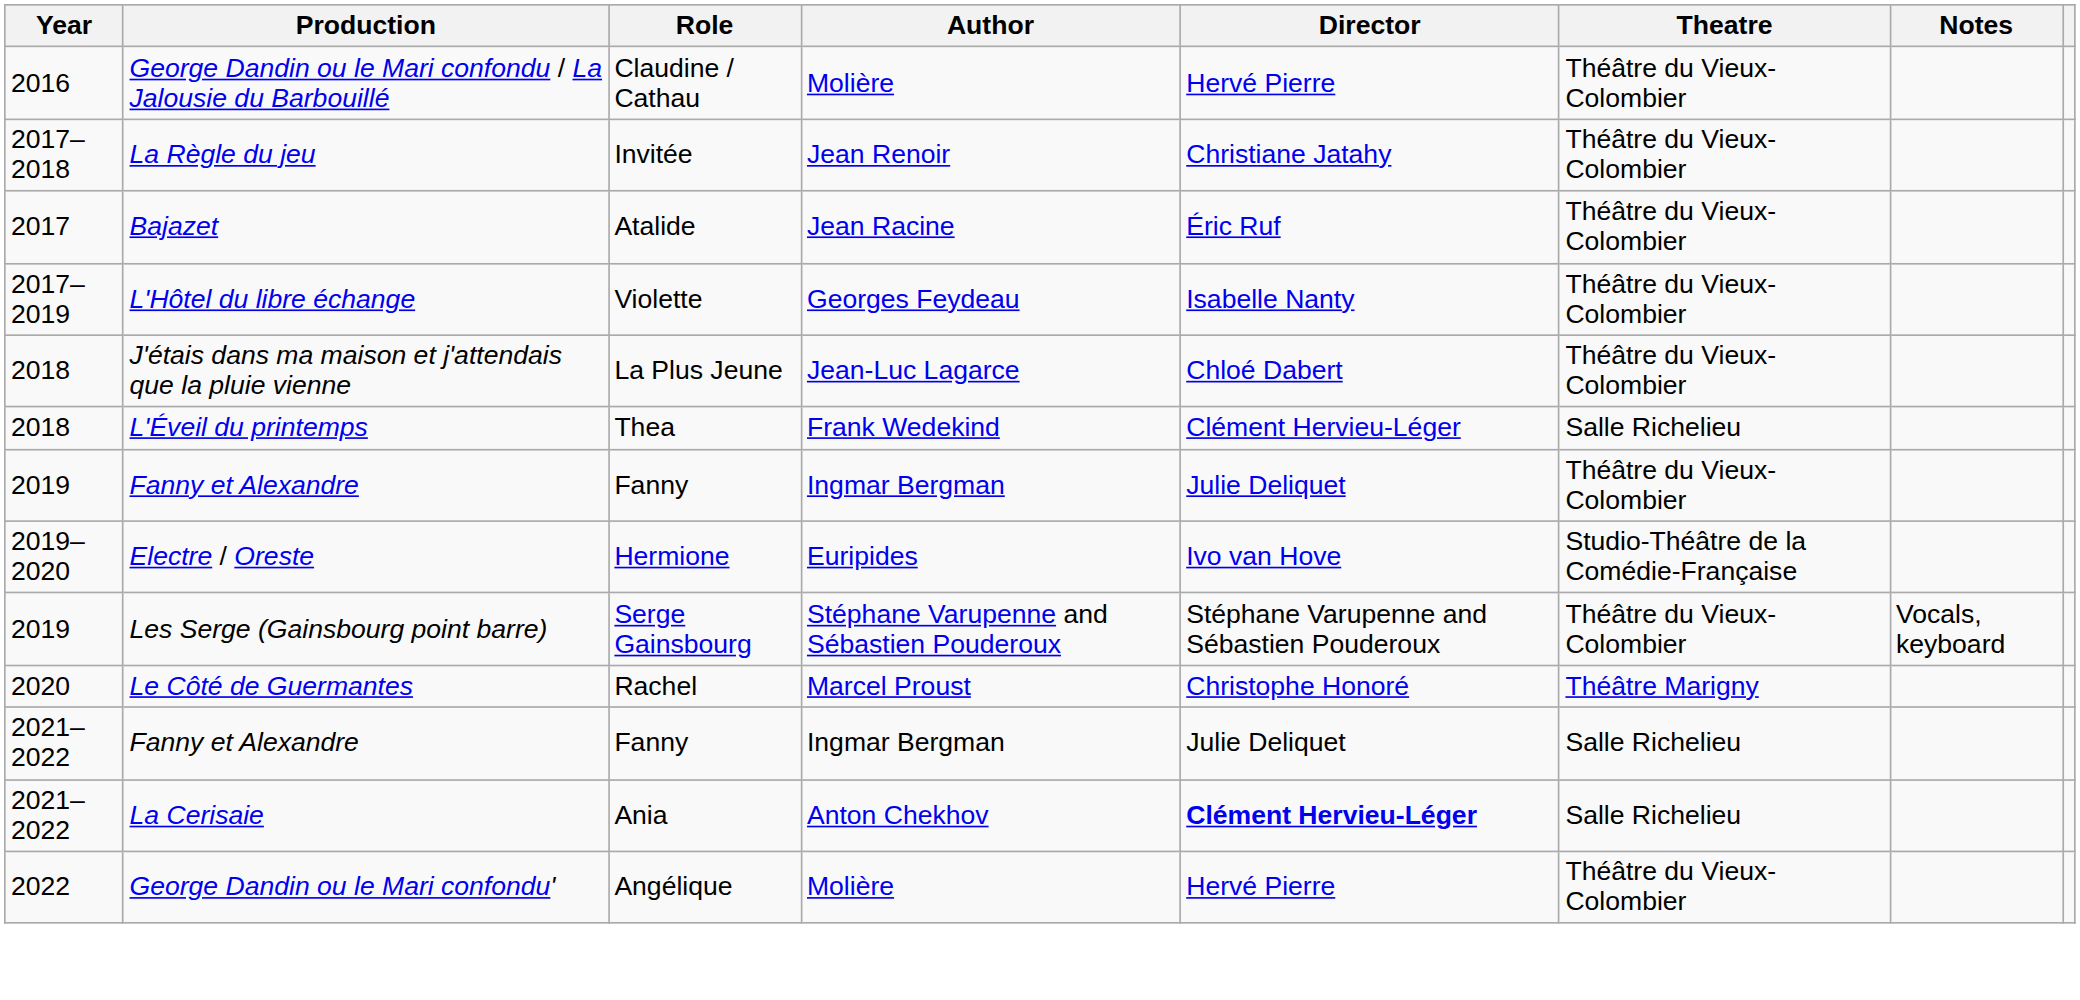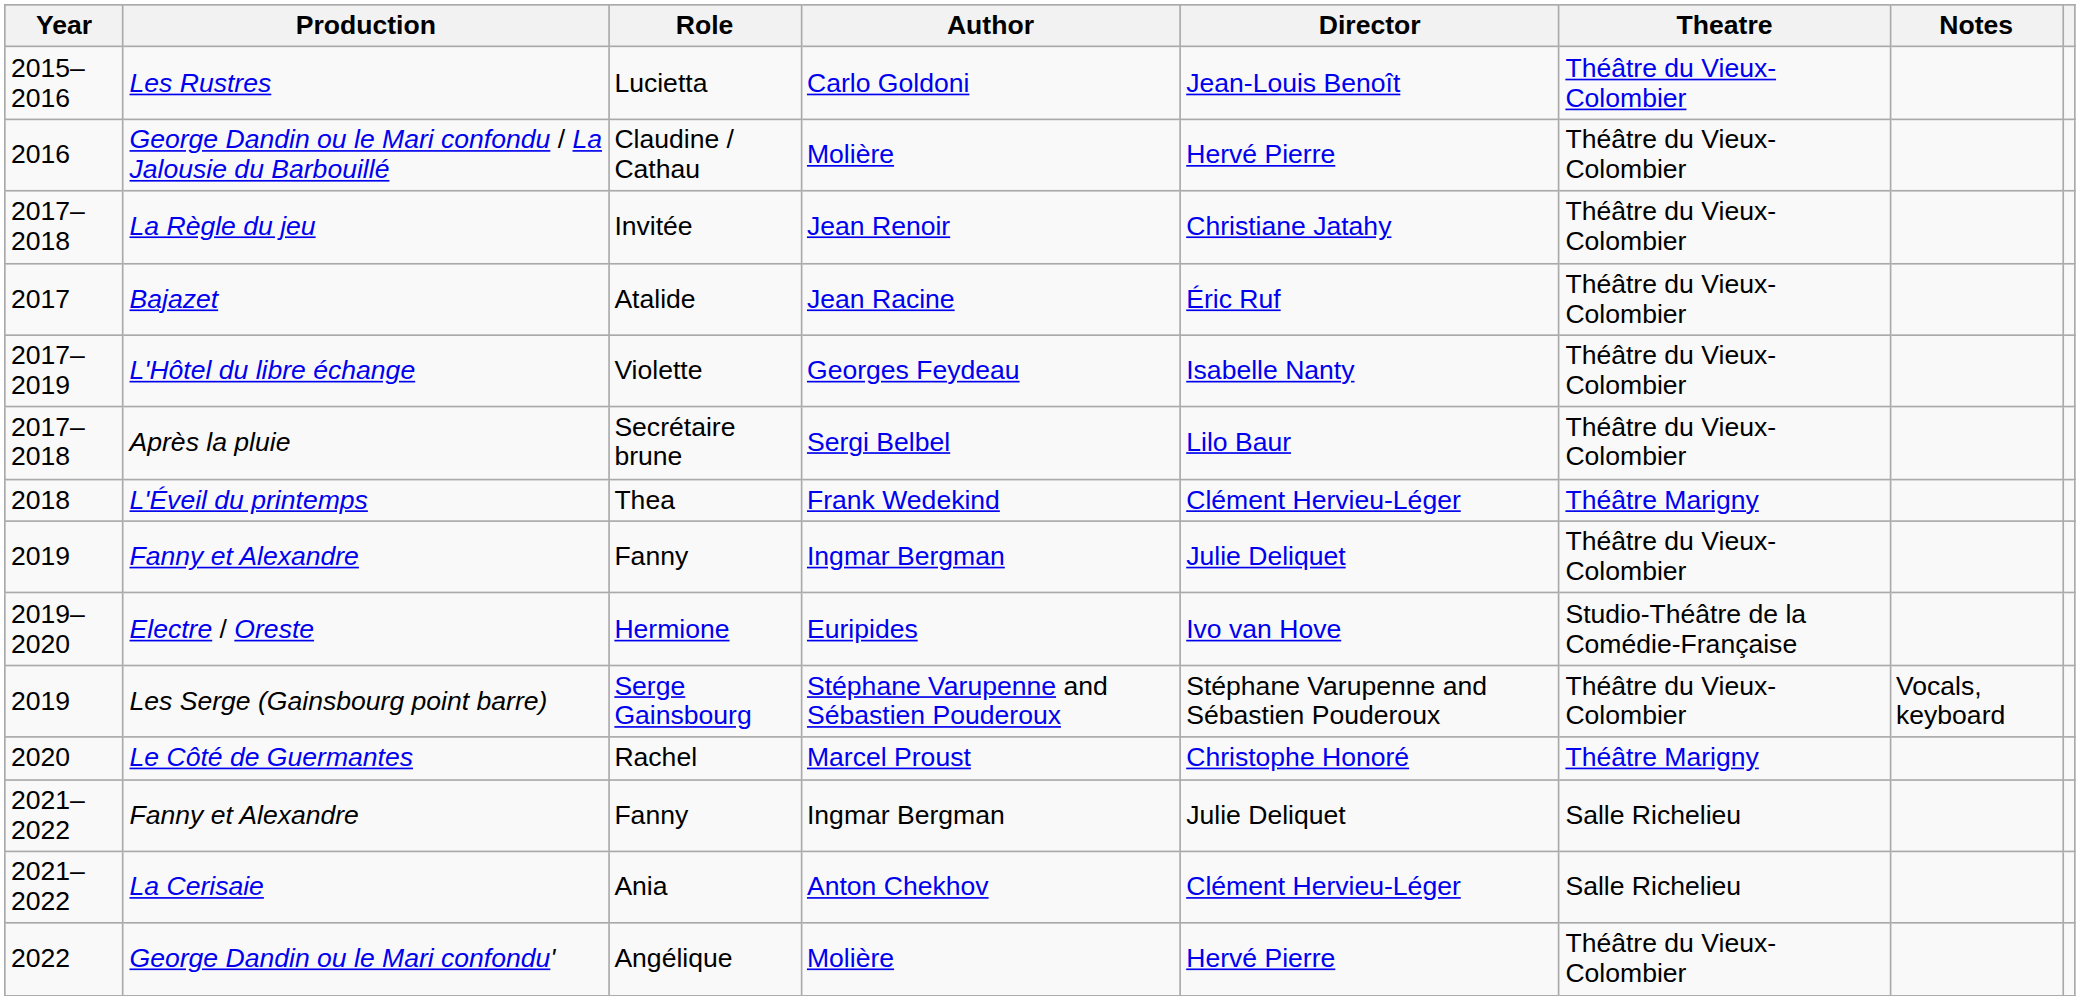+ row: (48, 82)
+ row: (48, 442)
- row: (40, 370)
(1653, 427) Salle Richelieu -> (1662, 499) Théâtre Marigny
(1332, 814) bold -> (1323, 886) normal
